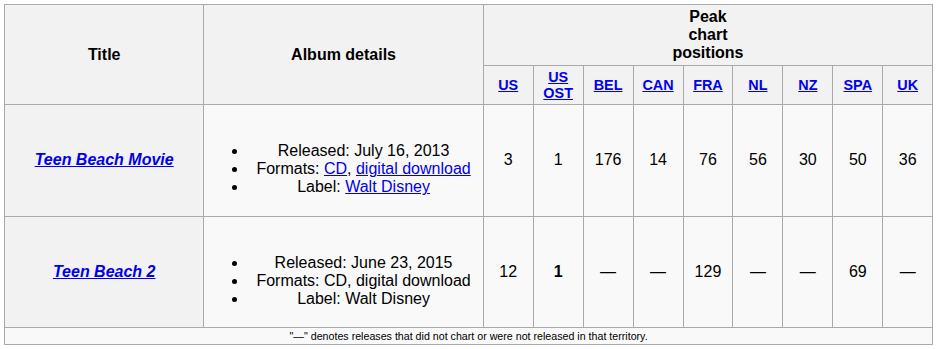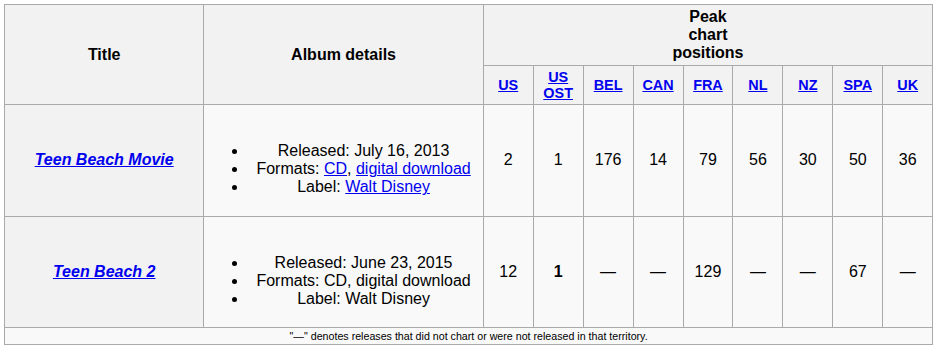(508, 160) 3 -> (508, 160) 2
(708, 160) 76 -> (708, 160) 79
(858, 271) 69 -> (858, 271) 67
